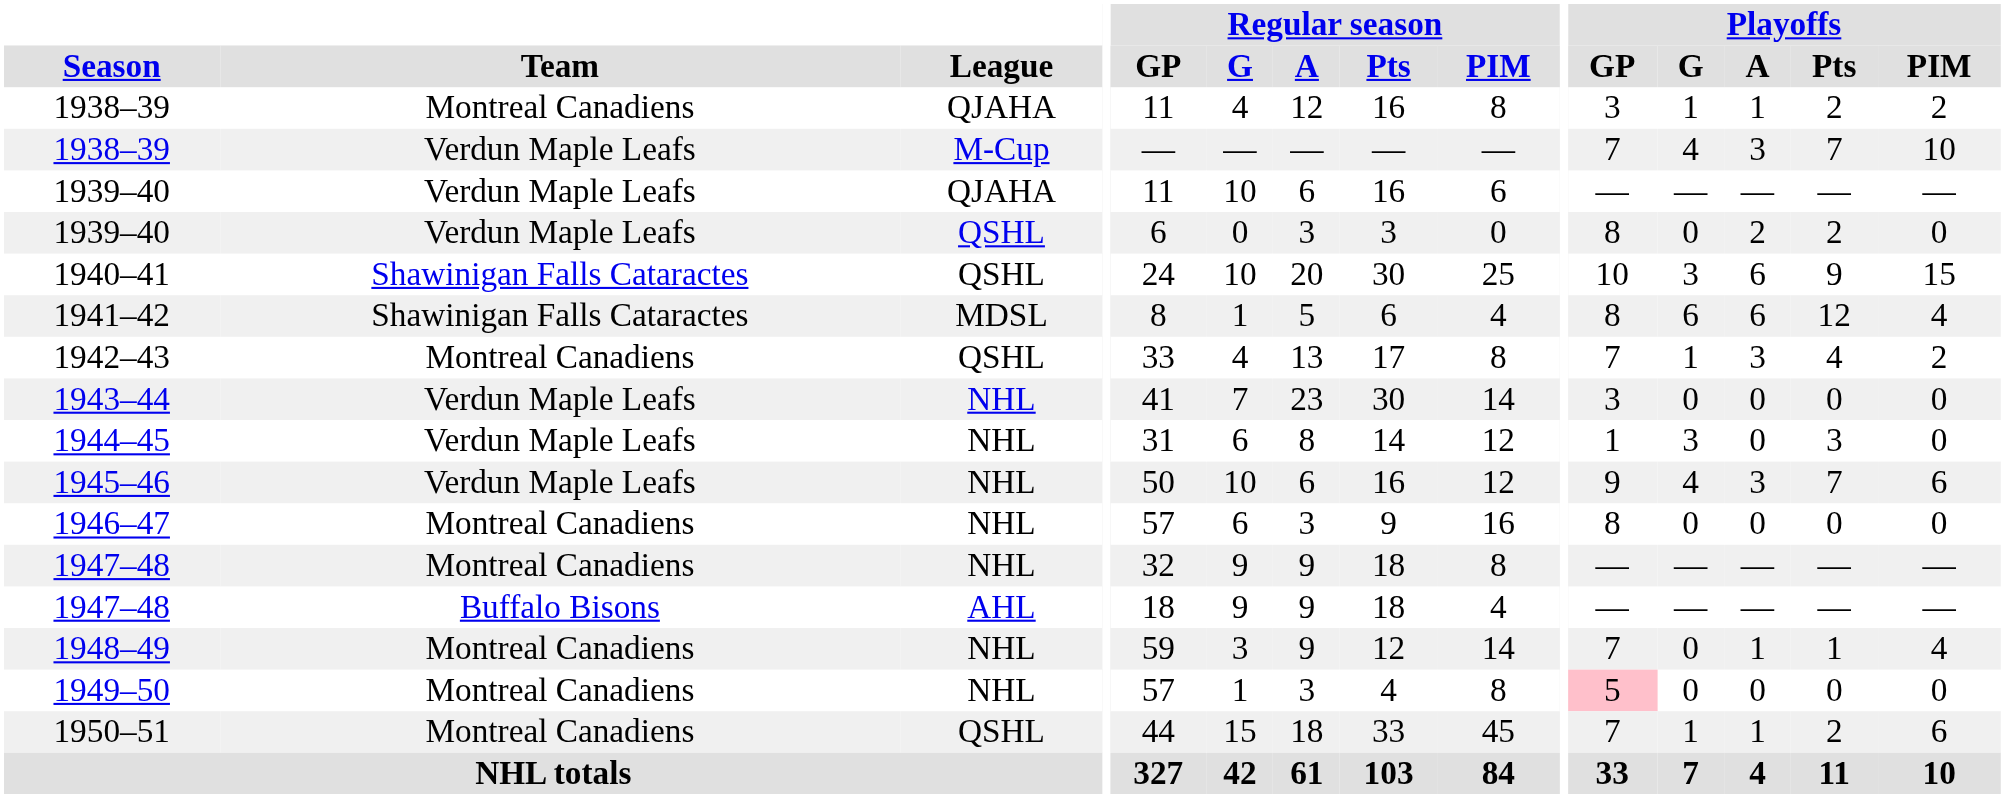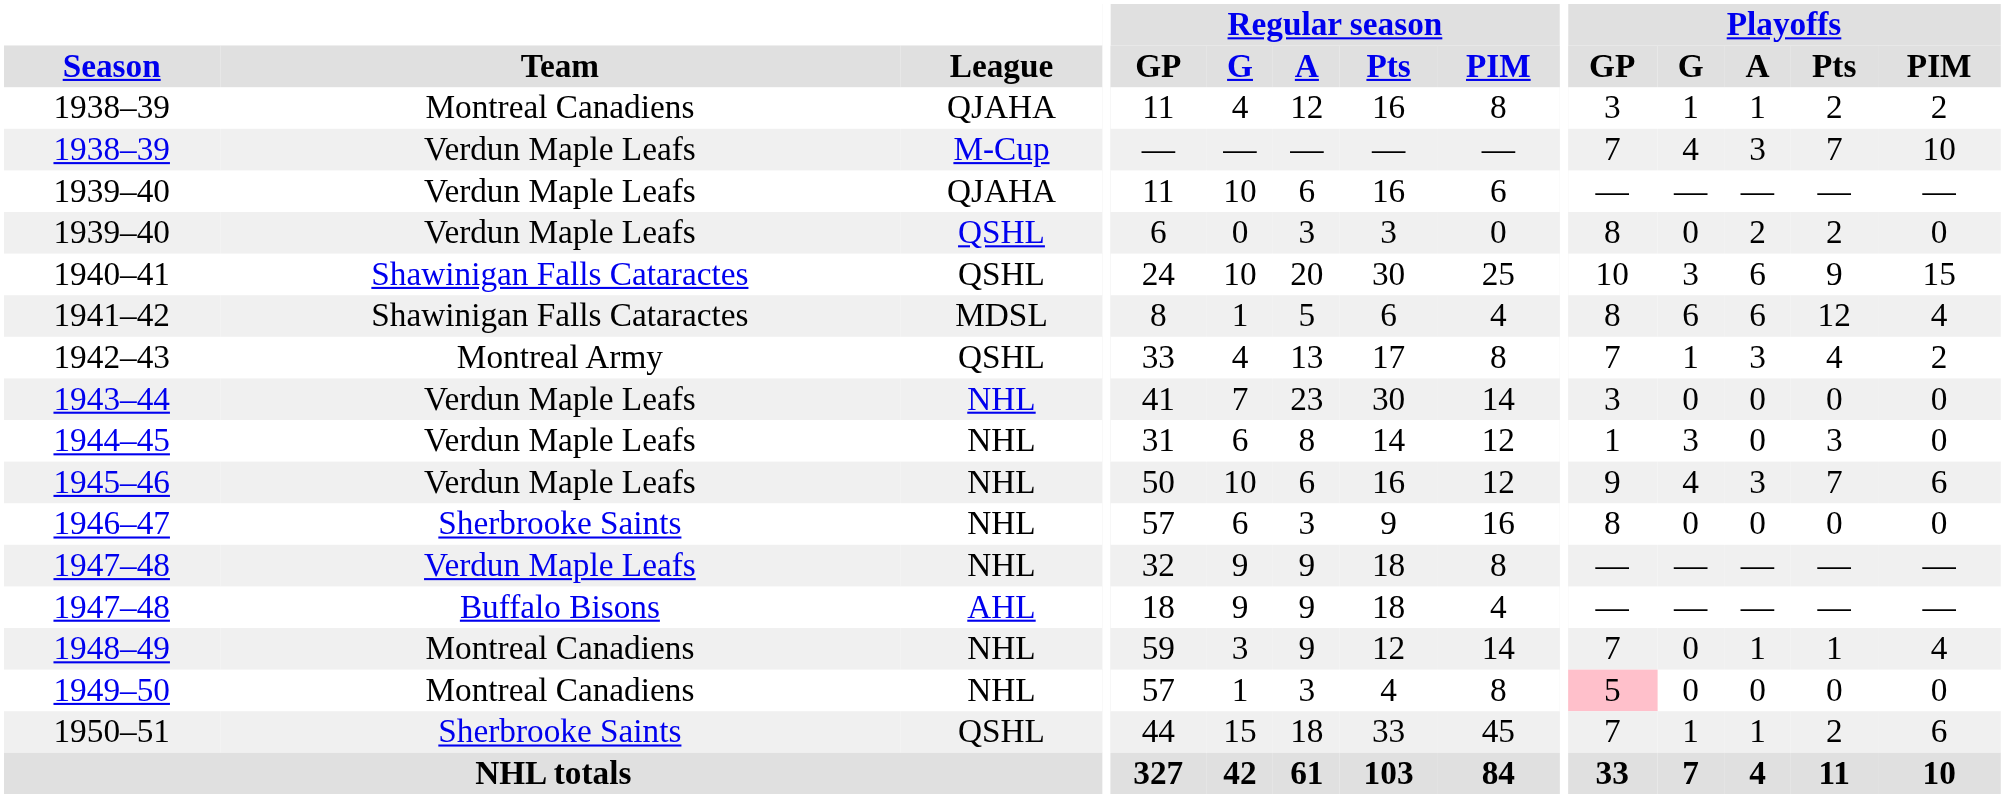(560, 357) Montreal Canadiens -> (560, 357) Montreal Army
(560, 523) Montreal Canadiens -> (560, 523) Sherbrooke Saints
(560, 565) Montreal Canadiens -> (560, 565) Verdun Maple Leafs
(560, 731) Montreal Canadiens -> (560, 731) Sherbrooke Saints
